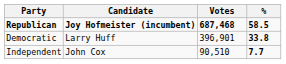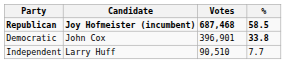(90, 38) Larry Huff -> (85, 38) John Cox
(85, 52) John Cox -> (90, 52) Larry Huff
(261, 52) bold -> (261, 52) normal
